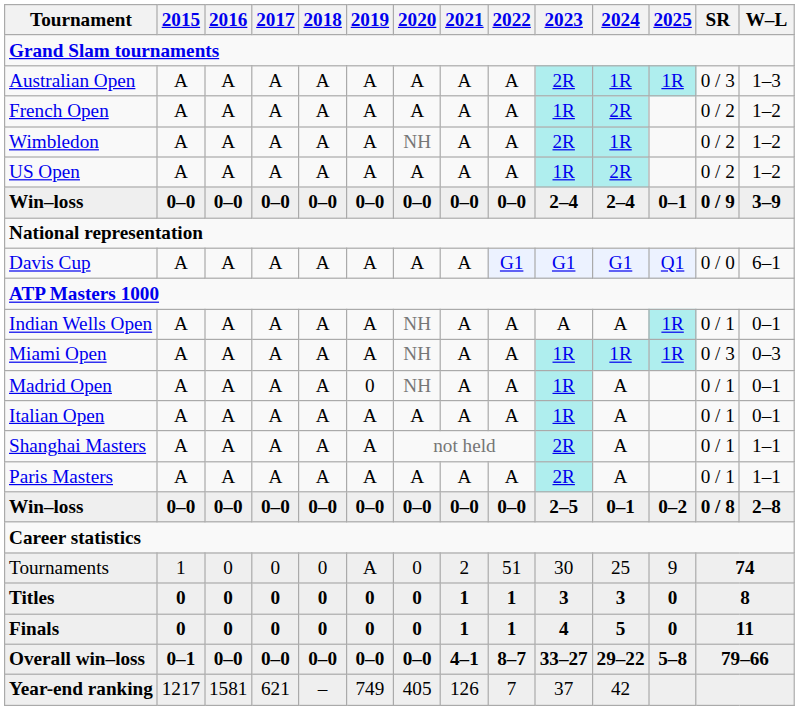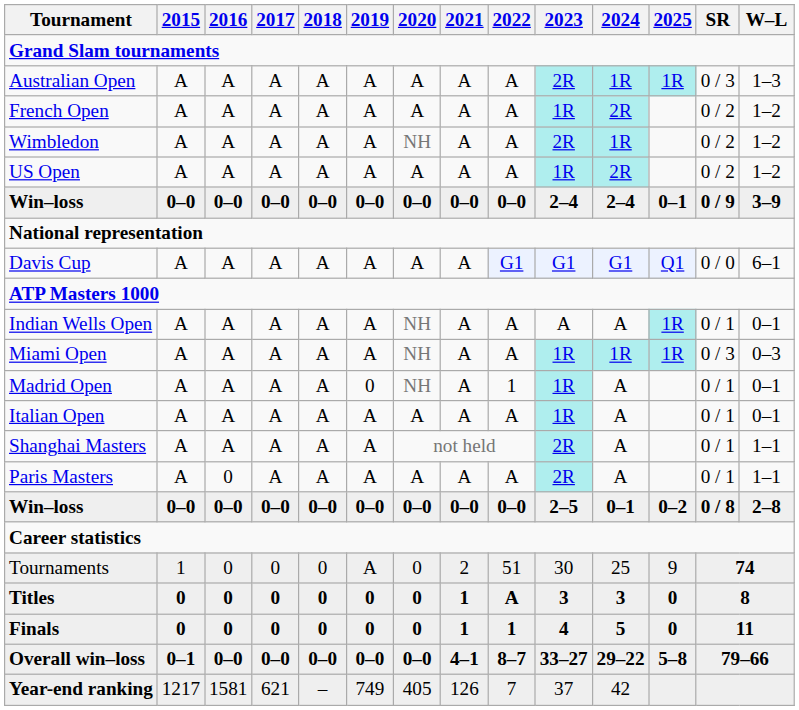(512, 385) A -> (512, 385) 1
(228, 476) A -> (228, 476) 0
(512, 598) 1 -> (512, 598) A
